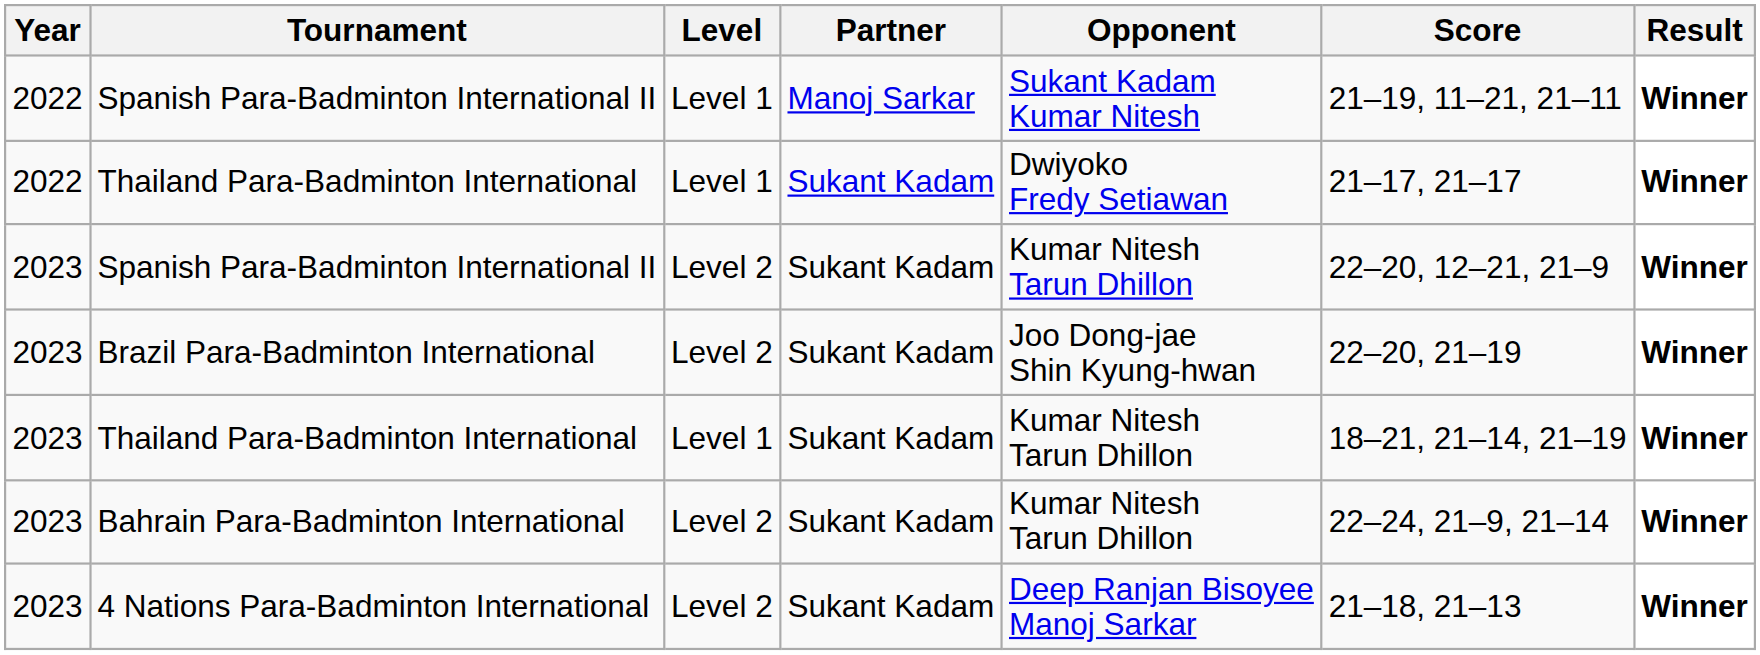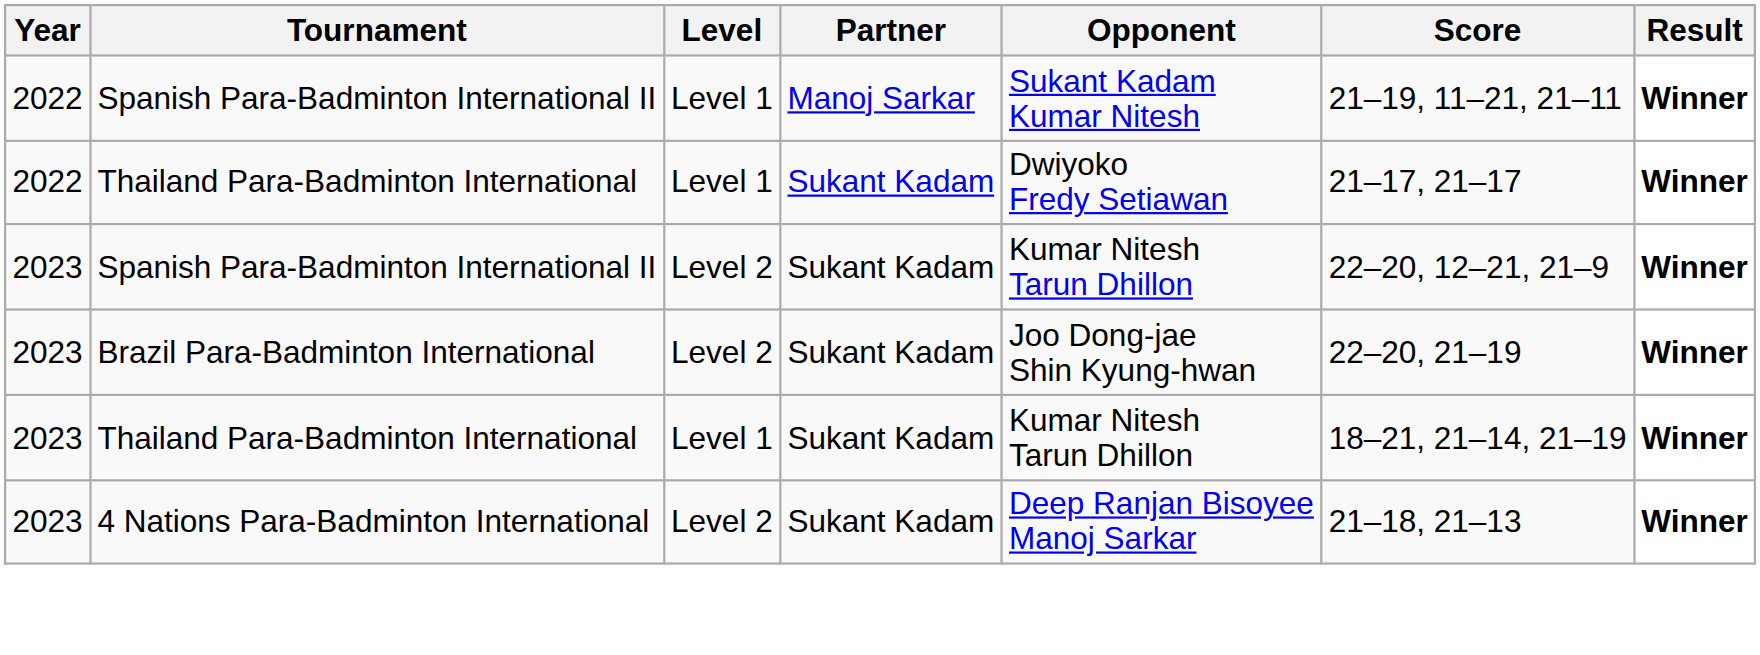- row: (48, 522)
